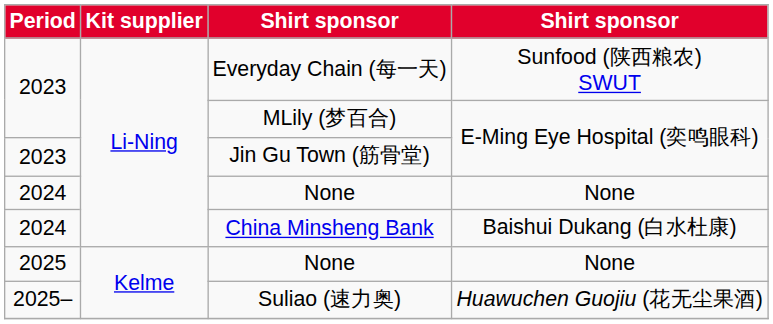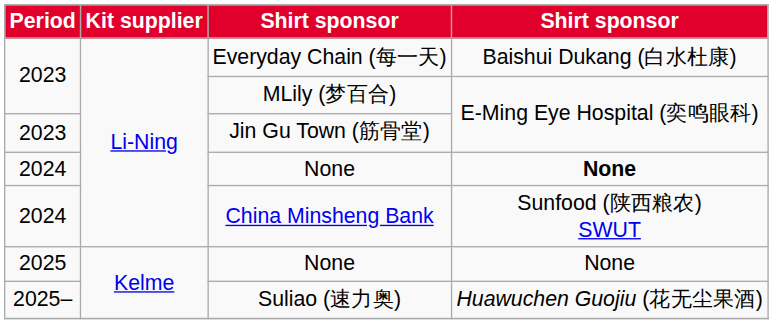(610, 69) Sunfood (陕西粮农) SWUT -> (610, 56) Baishui Dukang (白水杜康)
(610, 192) normal -> (610, 168) bold
(610, 227) Baishui Dukang (白水杜康) -> (610, 216) Sunfood (陕西粮农) SWUT
